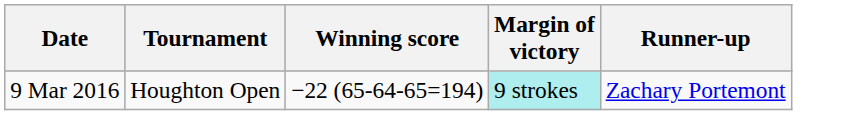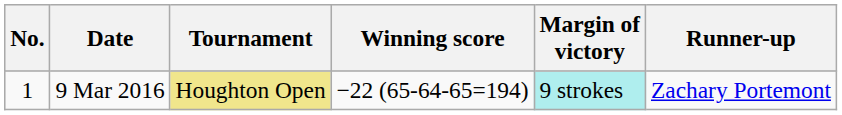+ column: (27, 37)
(205, 90) no background -> (251, 90) khaki background
